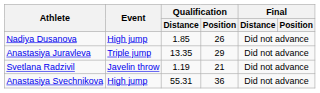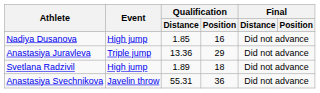(219, 39) 26 -> (219, 39) 16
(181, 53) 13.35 -> (181, 53) 13.36
(133, 67) Javelin throw -> (127, 67) High jump
(181, 67) 1.19 -> (181, 67) 1.89
(219, 67) 21 -> (219, 67) 18
(127, 81) High jump -> (133, 81) Javelin throw
